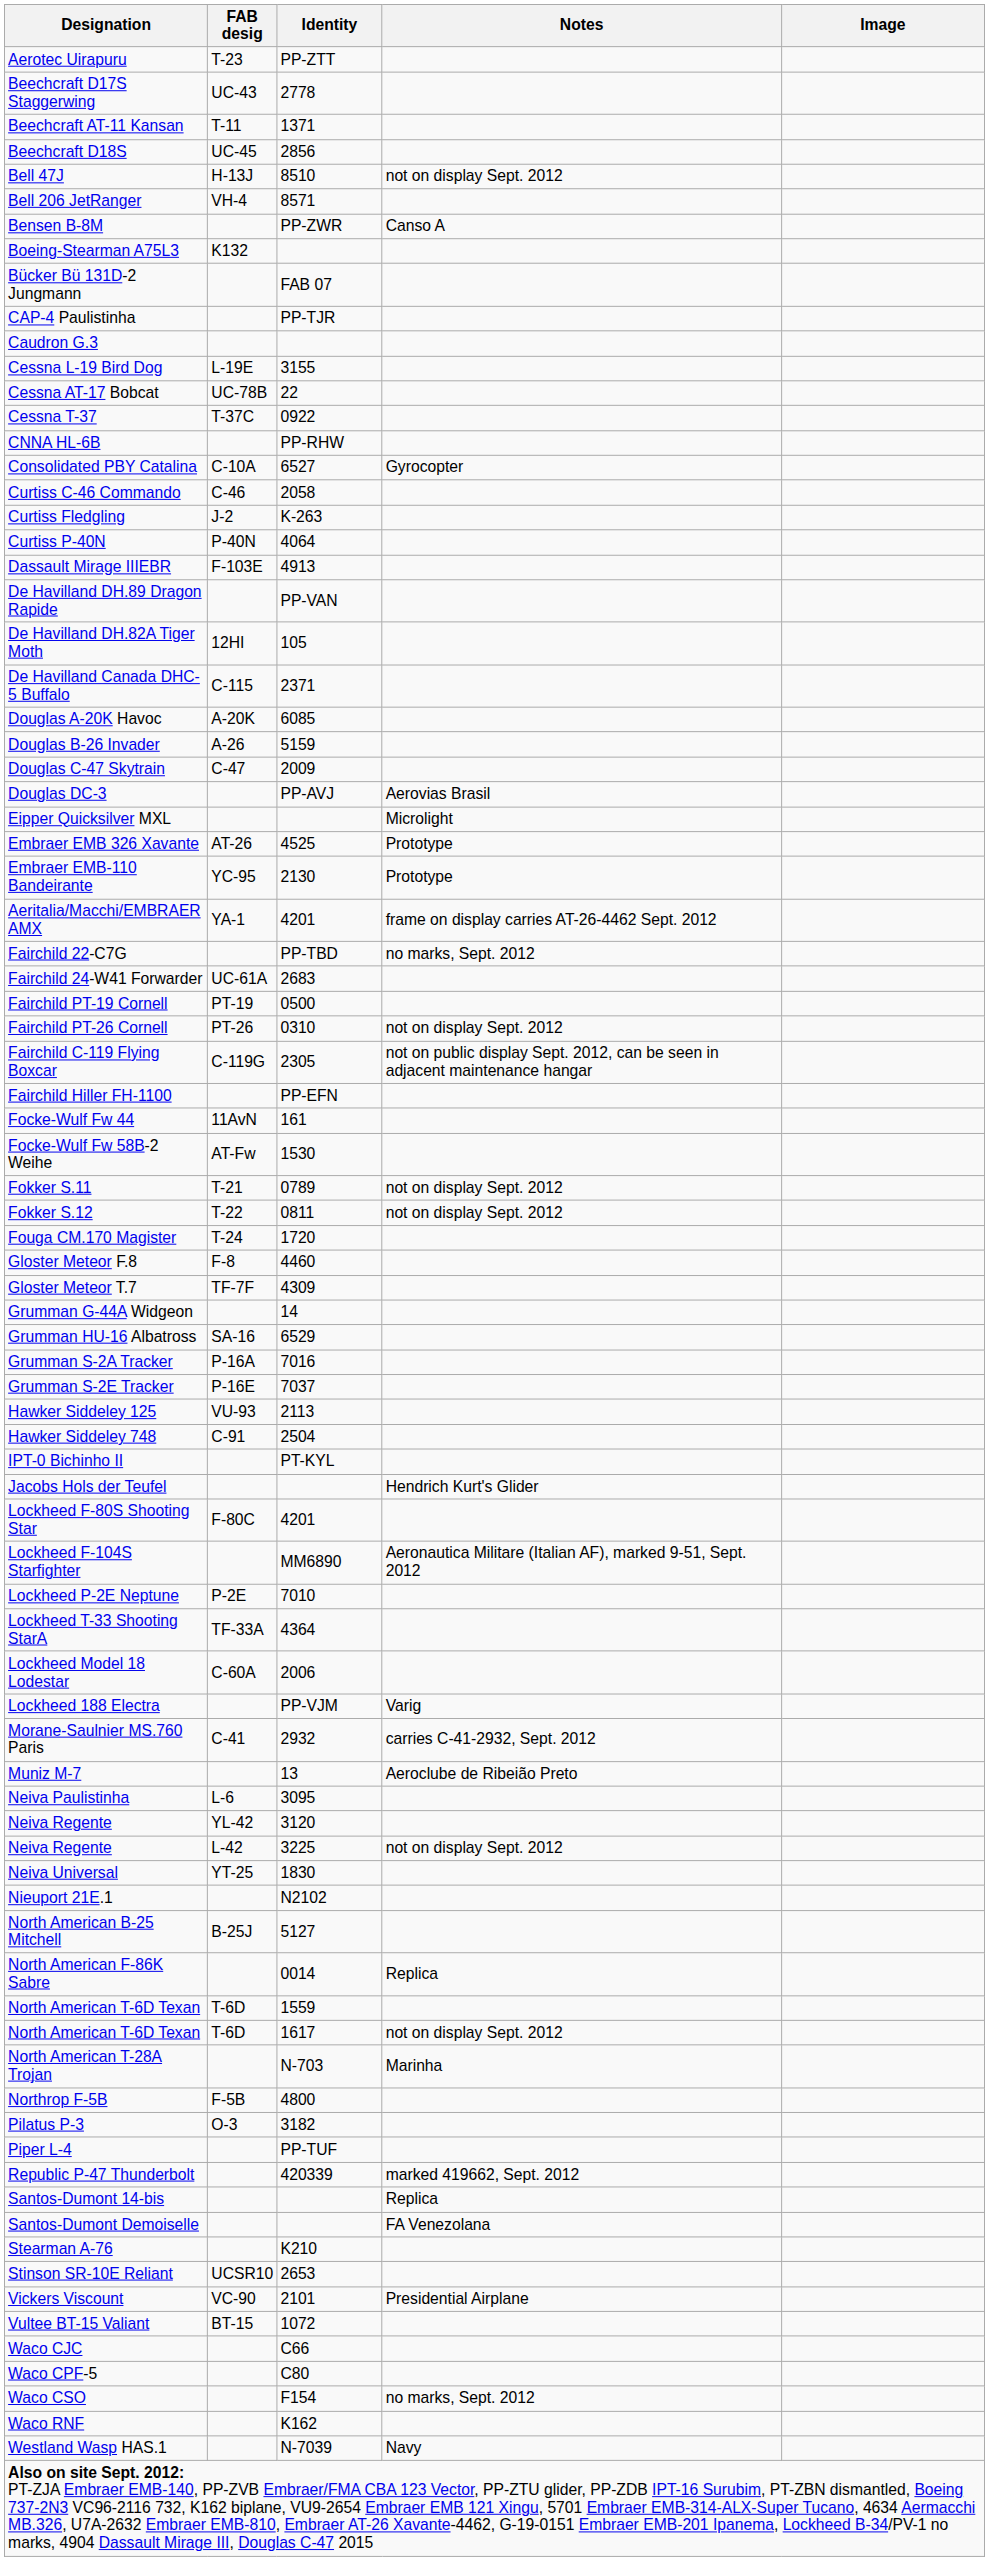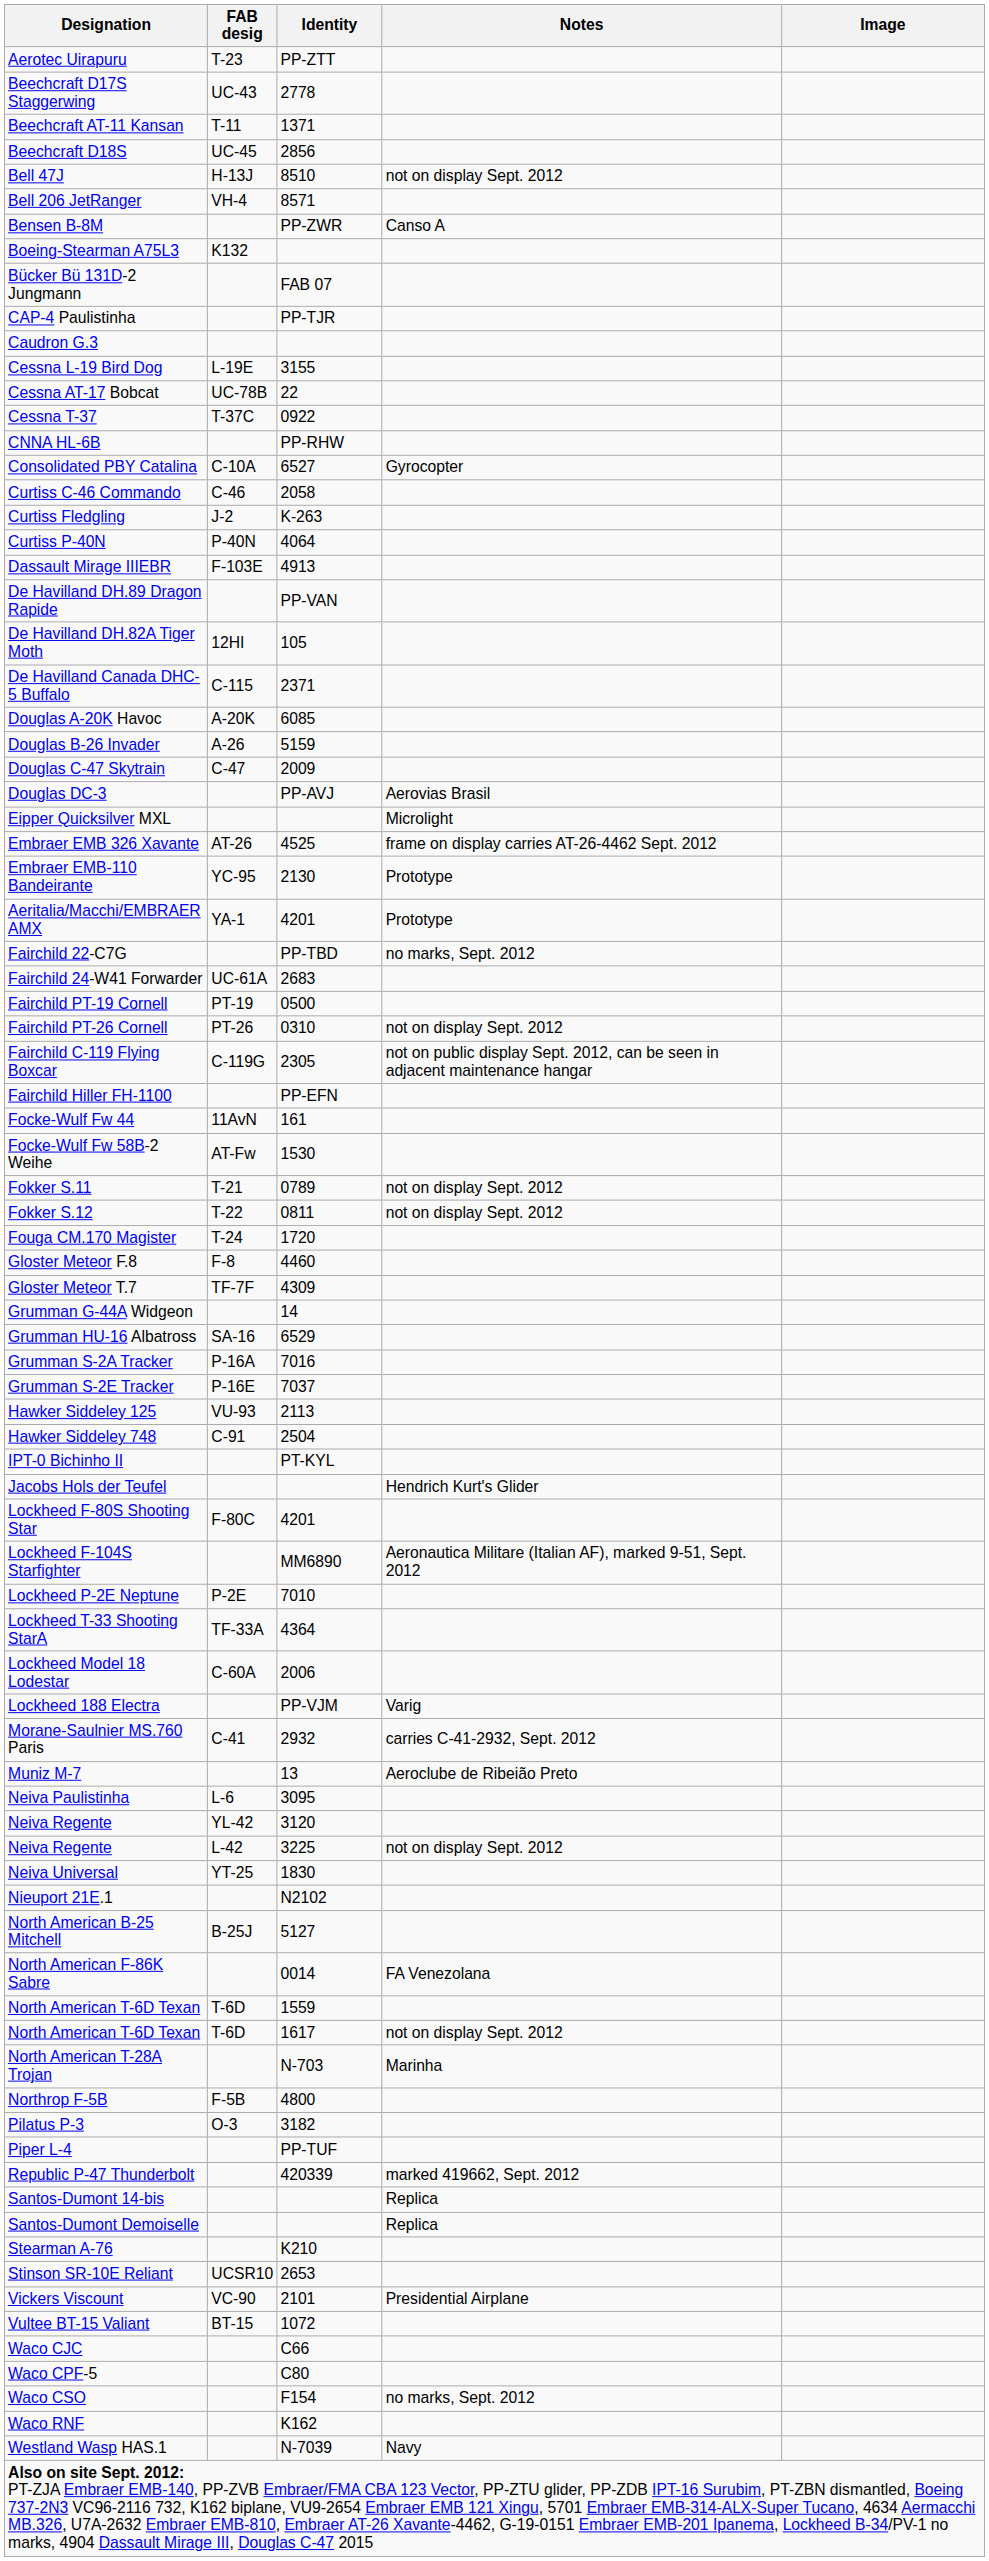(419, 843) Prototype -> (551, 843) frame on display carries AT-26-4462 Sept. 2012
(551, 920) frame on display carries AT-26-4462 Sept. 2012 -> (419, 920) Prototype
(412, 1974) Replica -> (438, 1974) FA Venezolana
(438, 2224) FA Venezolana -> (412, 2224) Replica
